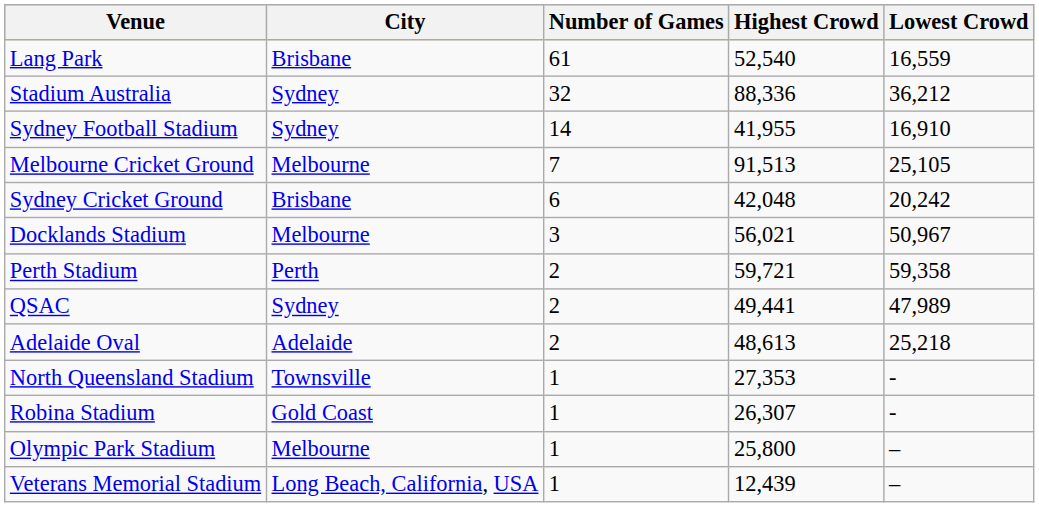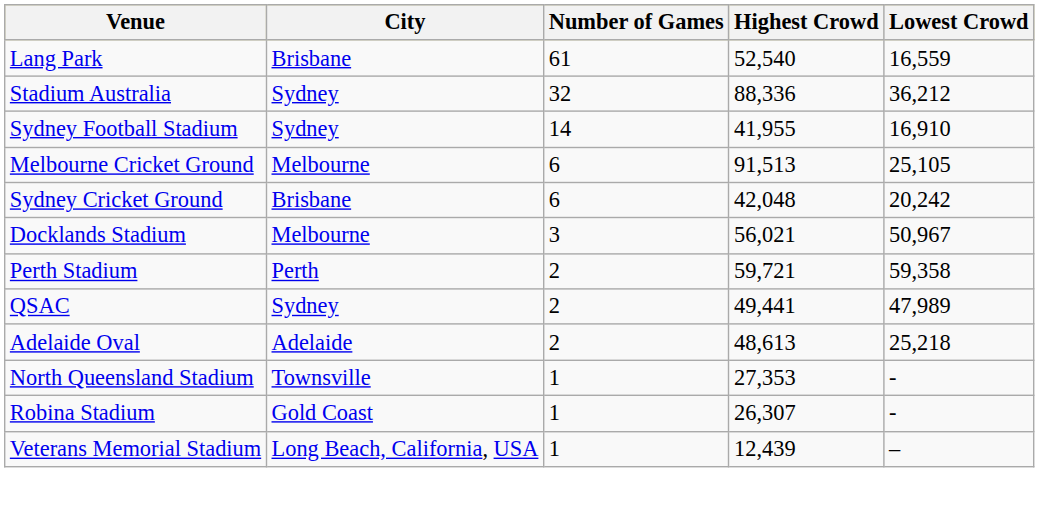(554, 164) 7 -> (554, 164) 6
- row: (113, 448)
